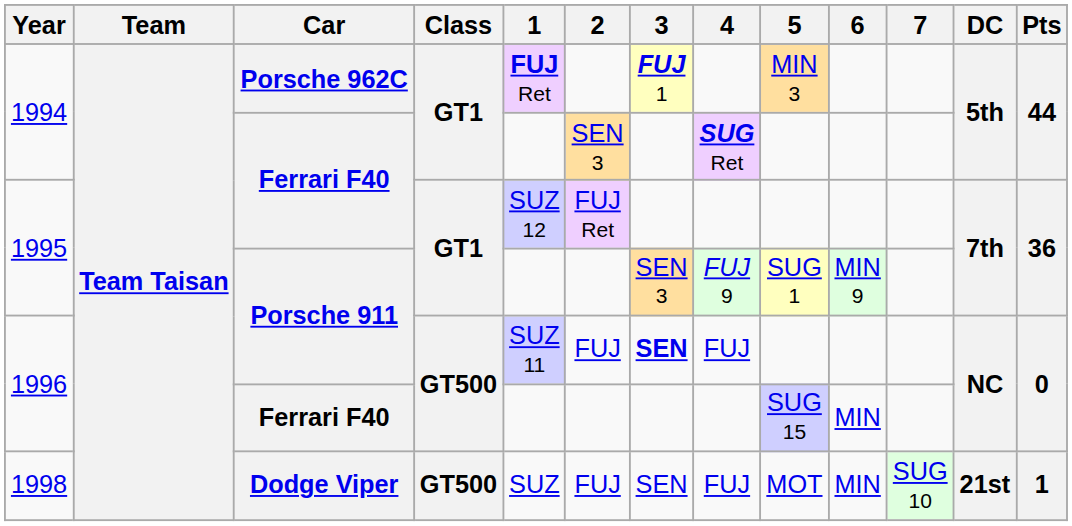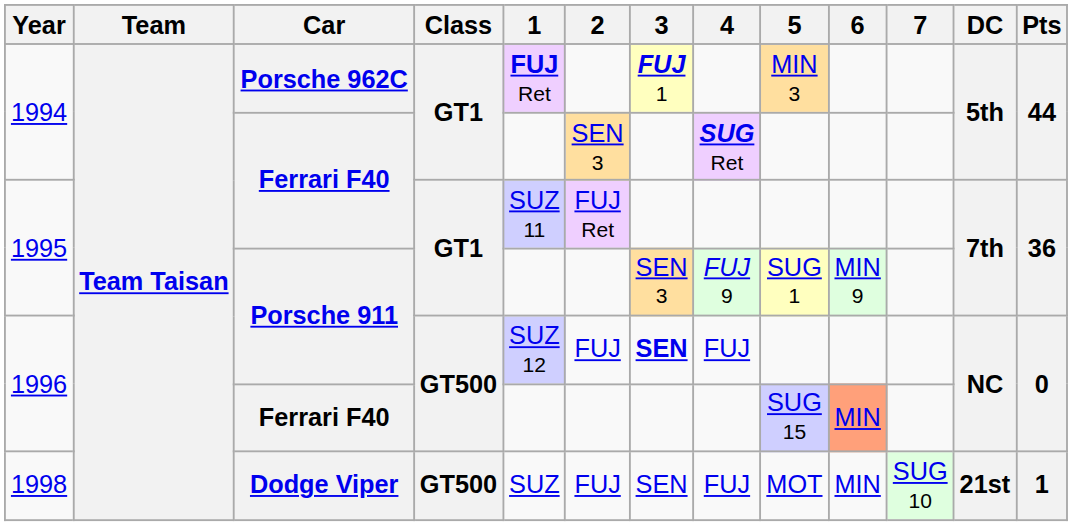(534, 213) SUZ 12 -> (534, 213) SUZ 11
(534, 348) SUZ 11 -> (534, 348) SUZ 12
(858, 417) no background -> (858, 417) lightsalmon background
